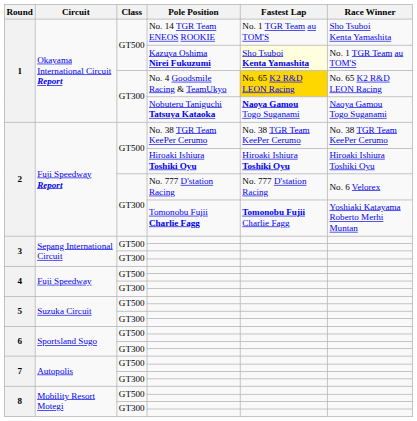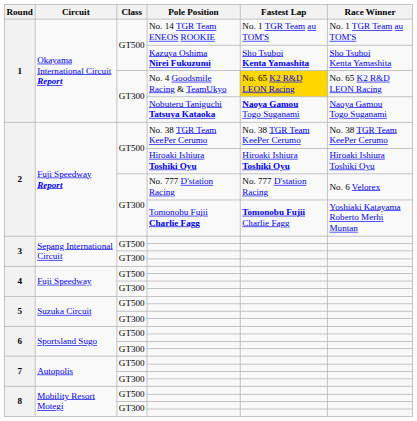(360, 32) Sho Tsuboi Kenta Yamashita -> (366, 32) No. 1 TGR Team au TOM'S
(276, 57) lightyellow background -> (276, 57) no background
(366, 57) No. 1 TGR Team au TOM'S -> (360, 57) Sho Tsuboi Kenta Yamashita
